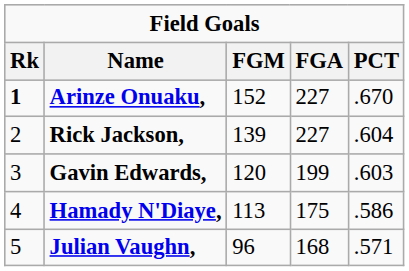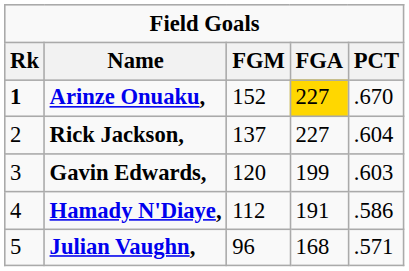(312, 98) no background -> (312, 98) gold background
(249, 135) 139 -> (249, 135) 137
(249, 209) 113 -> (249, 209) 112
(312, 209) 175 -> (312, 209) 191
